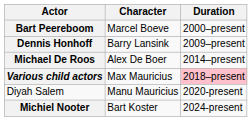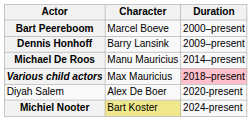(137, 60) Alex De Boer -> (143, 60) Manu Mauricius
(143, 92) Manu Mauricius -> (137, 92) Alex De Boer
(132, 108) no background -> (132, 108) khaki background
